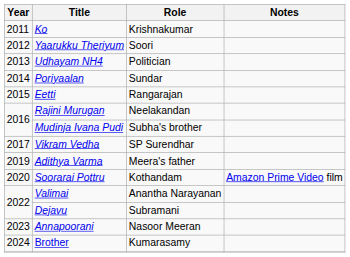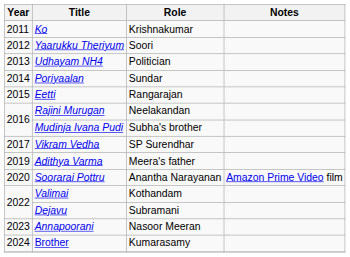(155, 177) Kothandam -> (175, 177) Anantha Narayanan
(175, 194) Anantha Narayanan -> (155, 194) Kothandam
